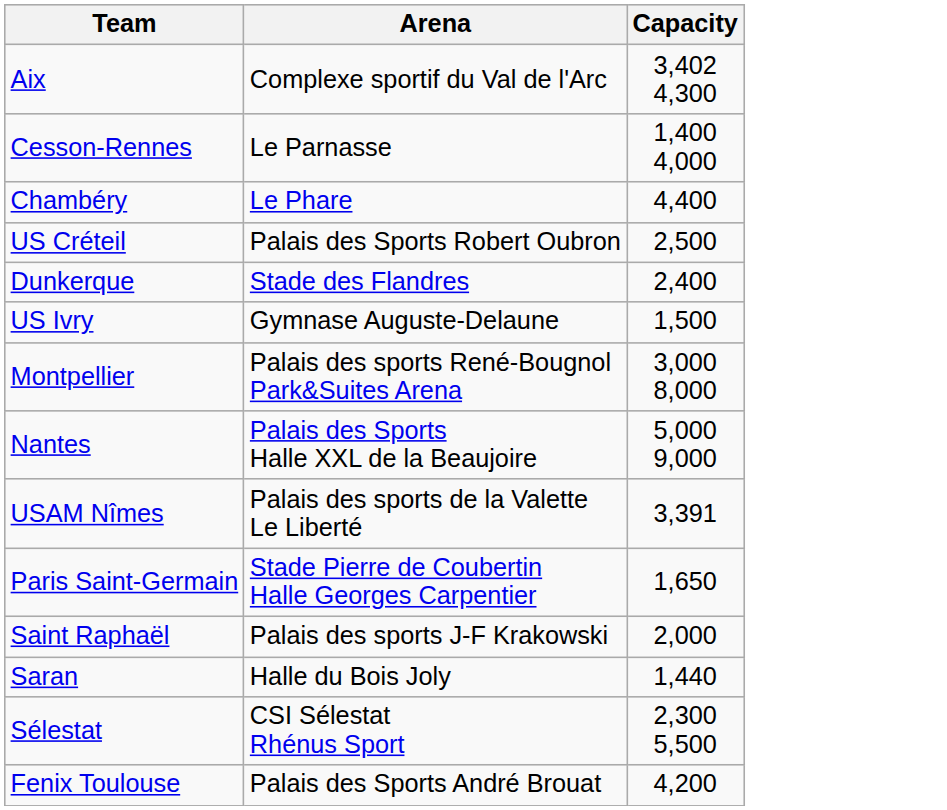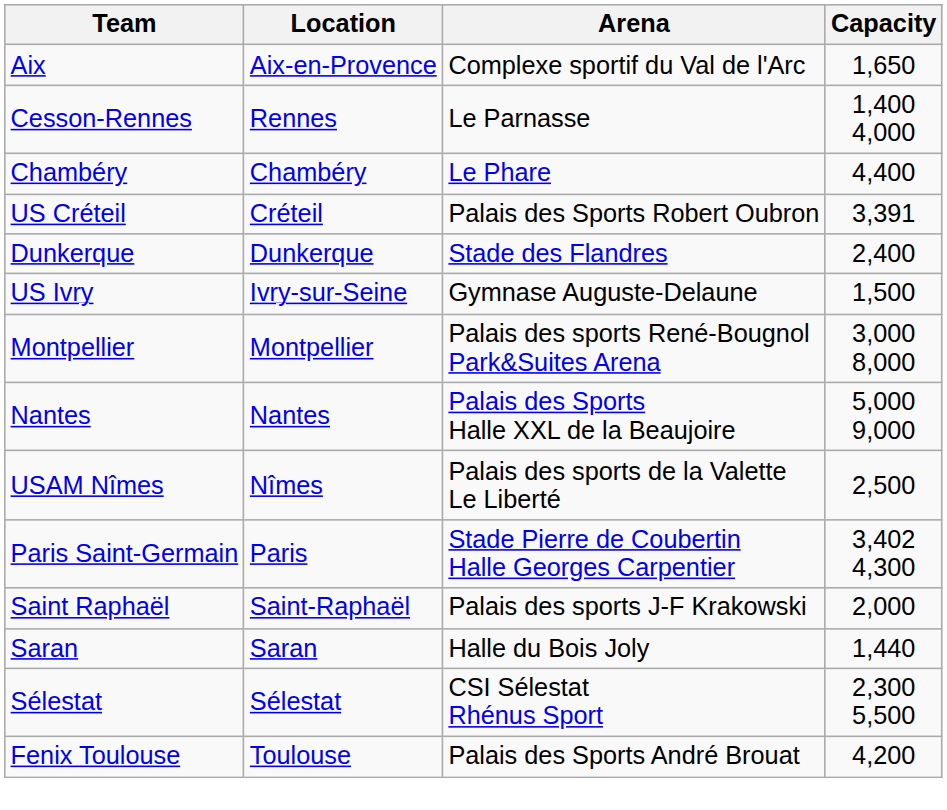+ column: (343, 24)
(685, 78) 3,402 4,300 -> (884, 64) 1,650
(685, 241) 2,500 -> (884, 213) 3,391
(685, 513) 3,391 -> (884, 484) 2,500
(685, 581) 1,650 -> (884, 553) 3,402 4,300
